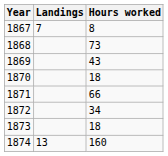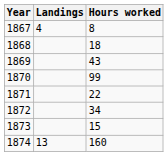(39, 29) 7 -> (39, 29) 4
(95, 45) 73 -> (95, 45) 18
(95, 78) 18 -> (95, 78) 99
(95, 94) 66 -> (95, 94) 22
(95, 127) 18 -> (95, 127) 15
